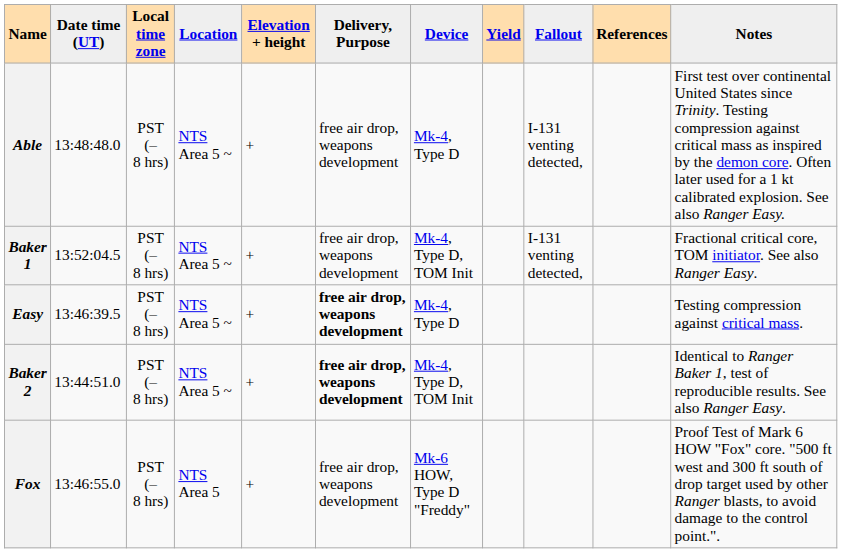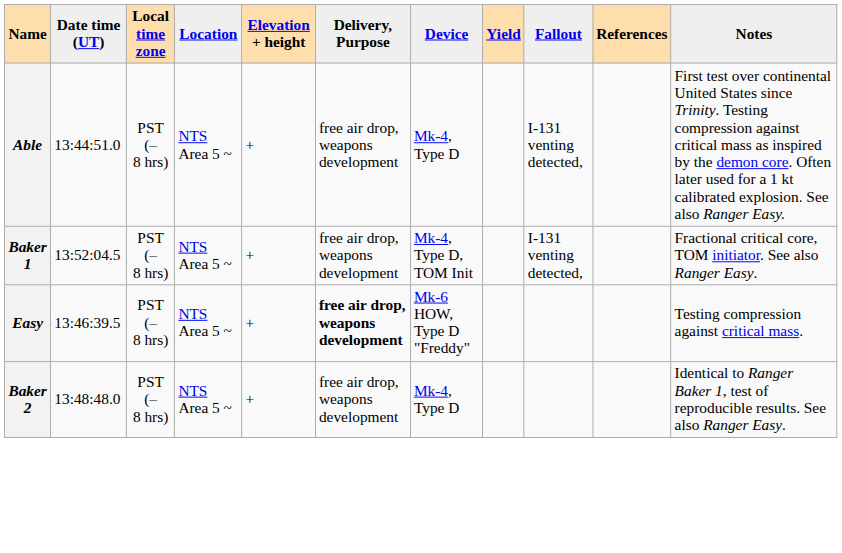(87, 144) 13:48:48.0 -> (87, 144) 13:44:51.0
(437, 314) Mk-4, Type D -> (442, 323) Mk-6 HOW, Type D "Freddy"
(87, 381) 13:44:51.0 -> (87, 399) 13:48:48.0
(362, 381) bold -> (359, 399) normal
(443, 381) Mk-4, Type D, TOM Init -> (437, 399) Mk-4, Type D
- row: (28, 484)
